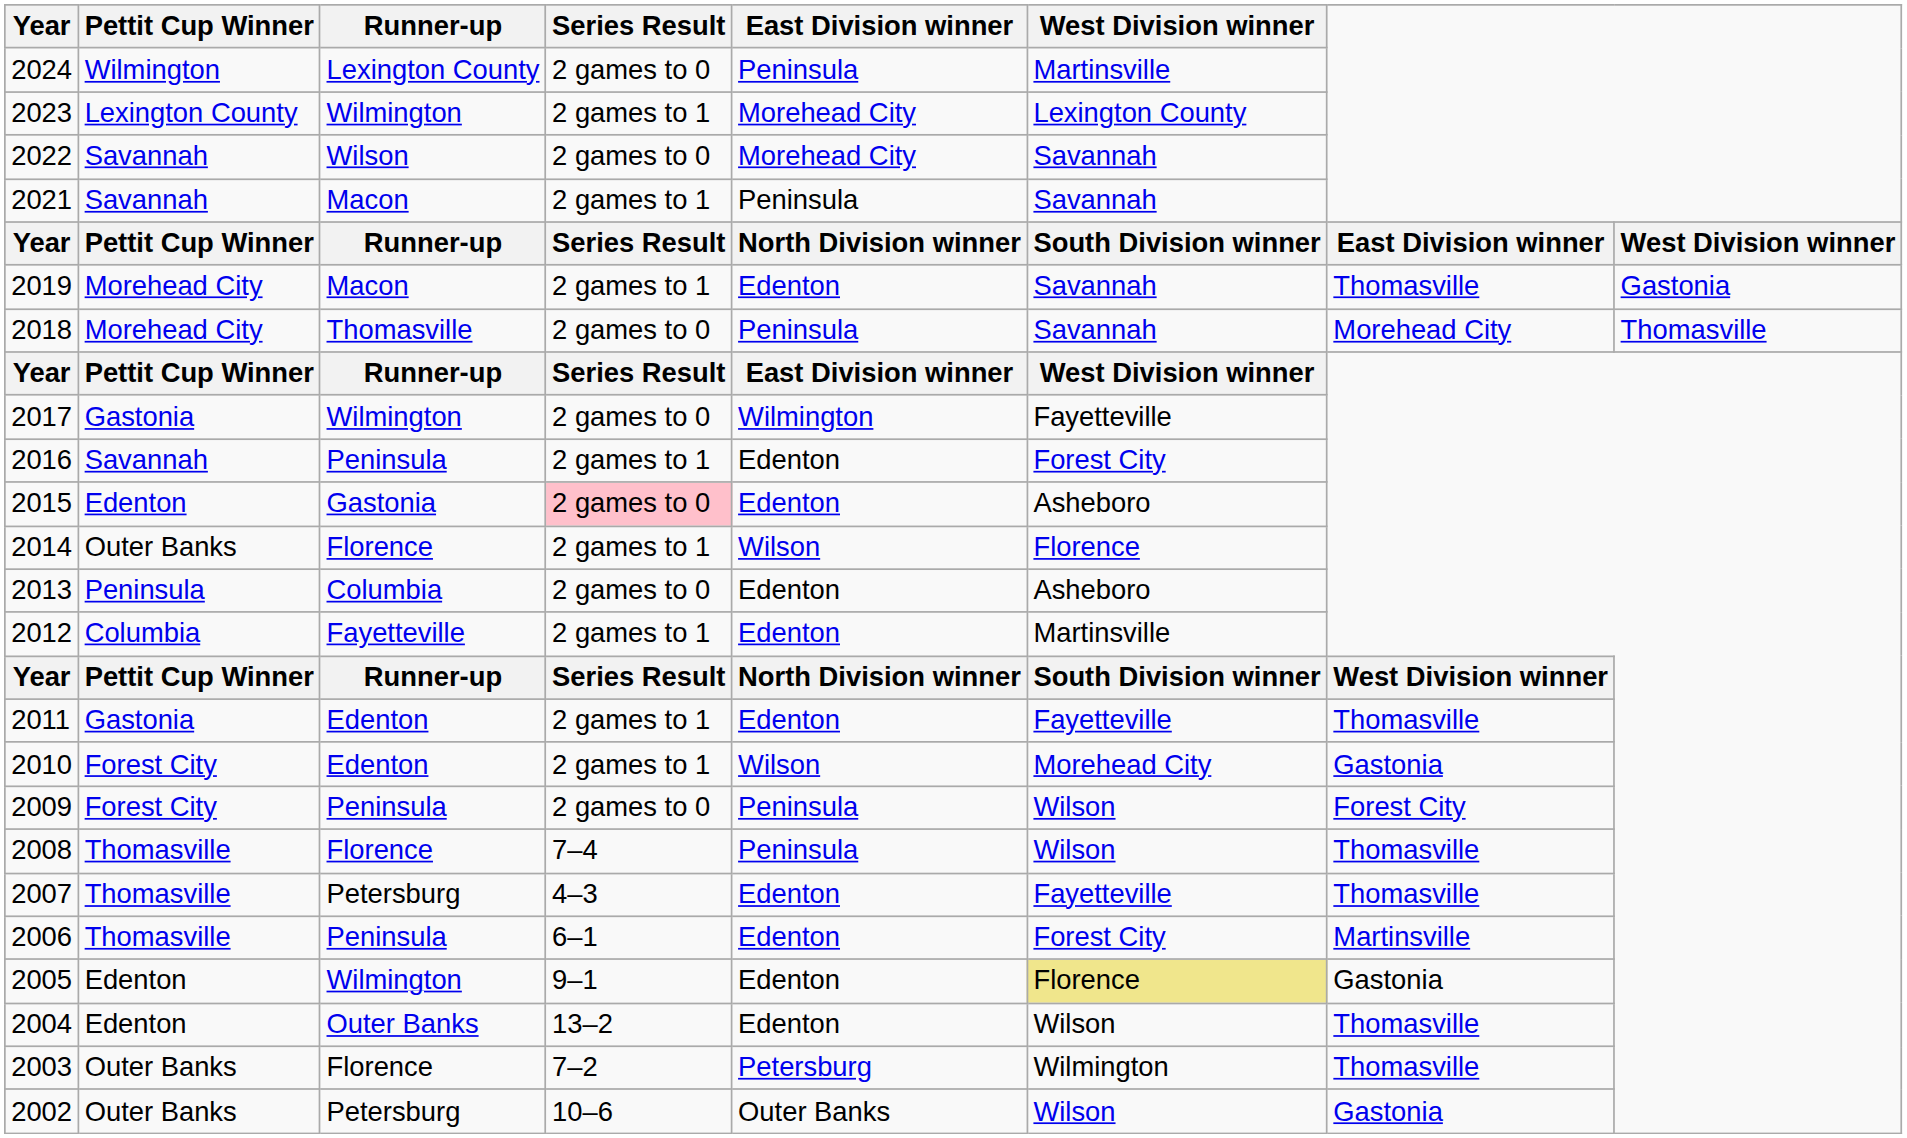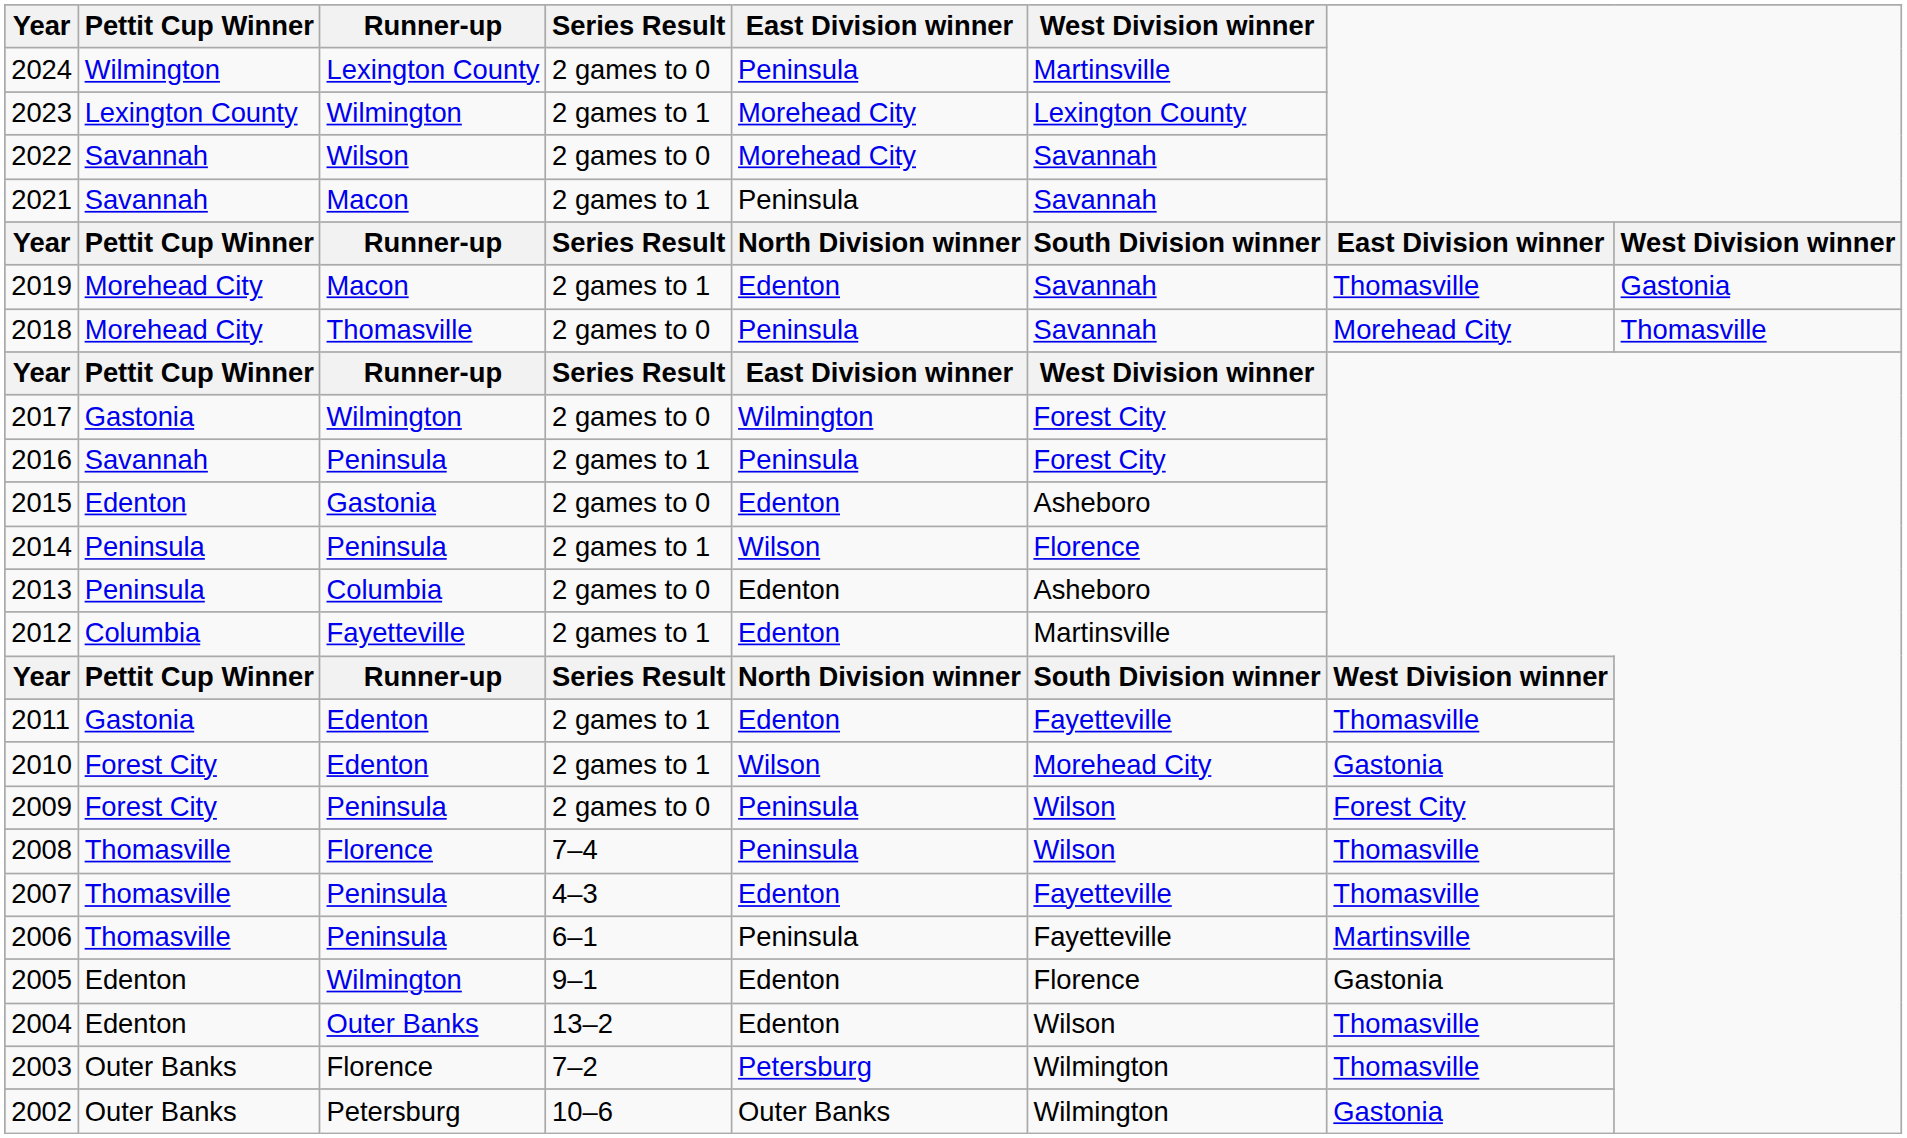(1103, 416) Fayetteville -> (1100, 416) Forest City
(789, 460) Edenton -> (798, 460) Peninsula
(631, 503) pink background -> (631, 503) no background
(161, 546) Outer Banks -> (145, 546) Peninsula
(380, 546) Florence -> (387, 546) Peninsula
(393, 894) Petersburg -> (387, 894) Peninsula
(789, 937) Edenton -> (798, 937) Peninsula
(1100, 937) Forest City -> (1103, 937) Fayetteville
(1087, 980) khaki background -> (1087, 980) no background
(1074, 1110) Wilson -> (1101, 1110) Wilmington
